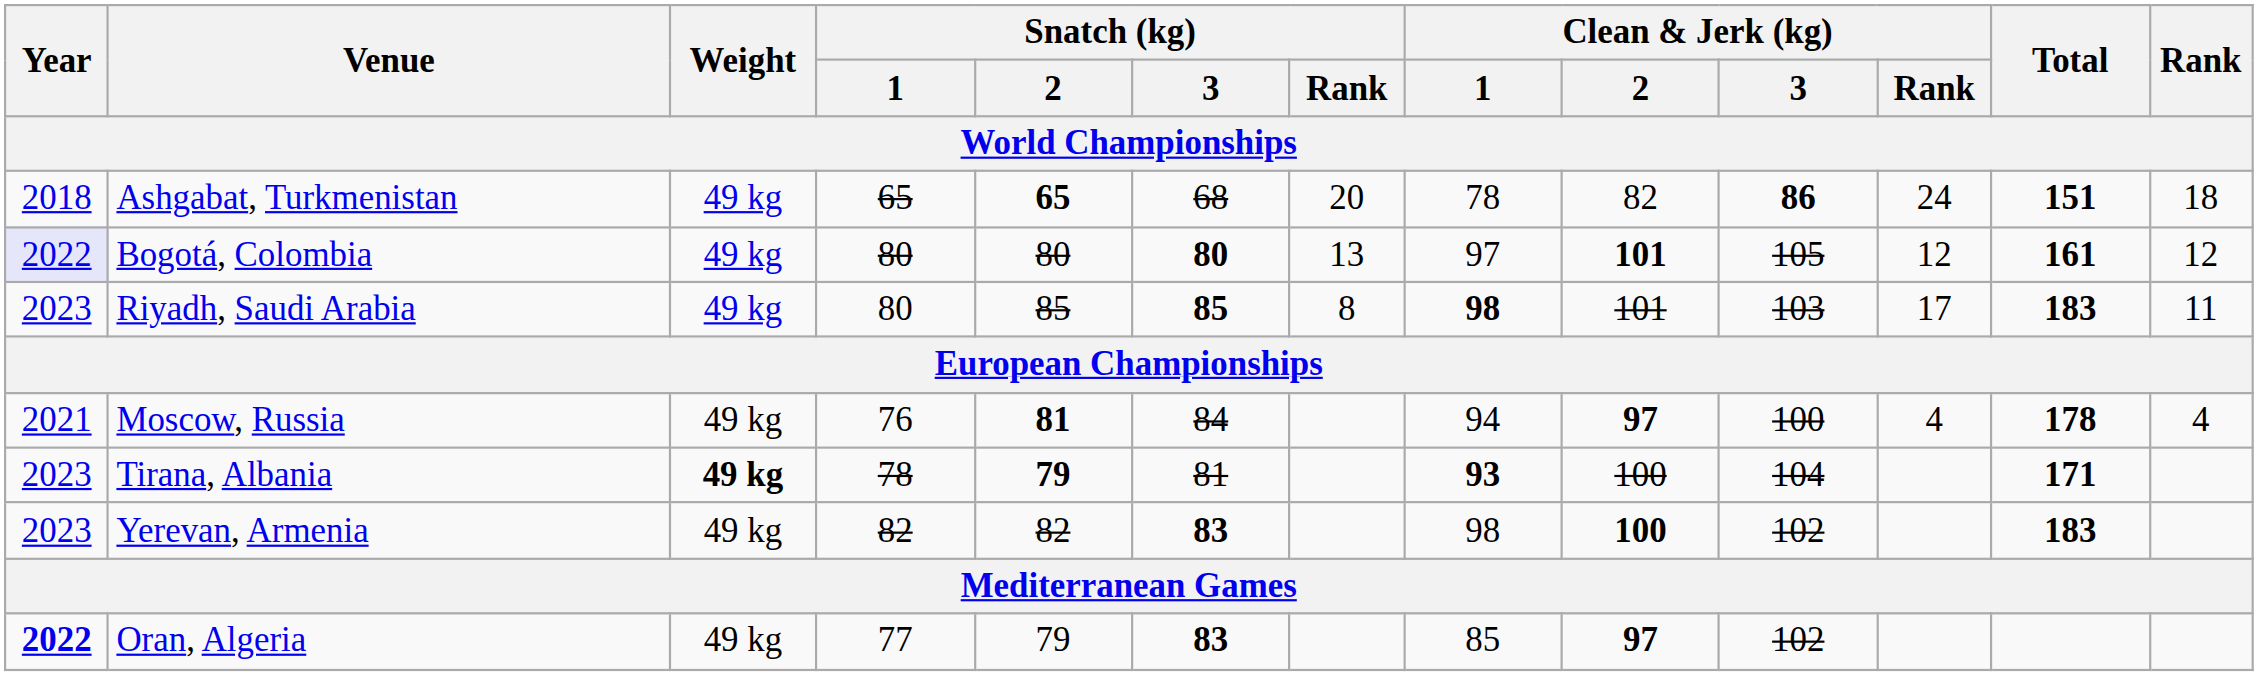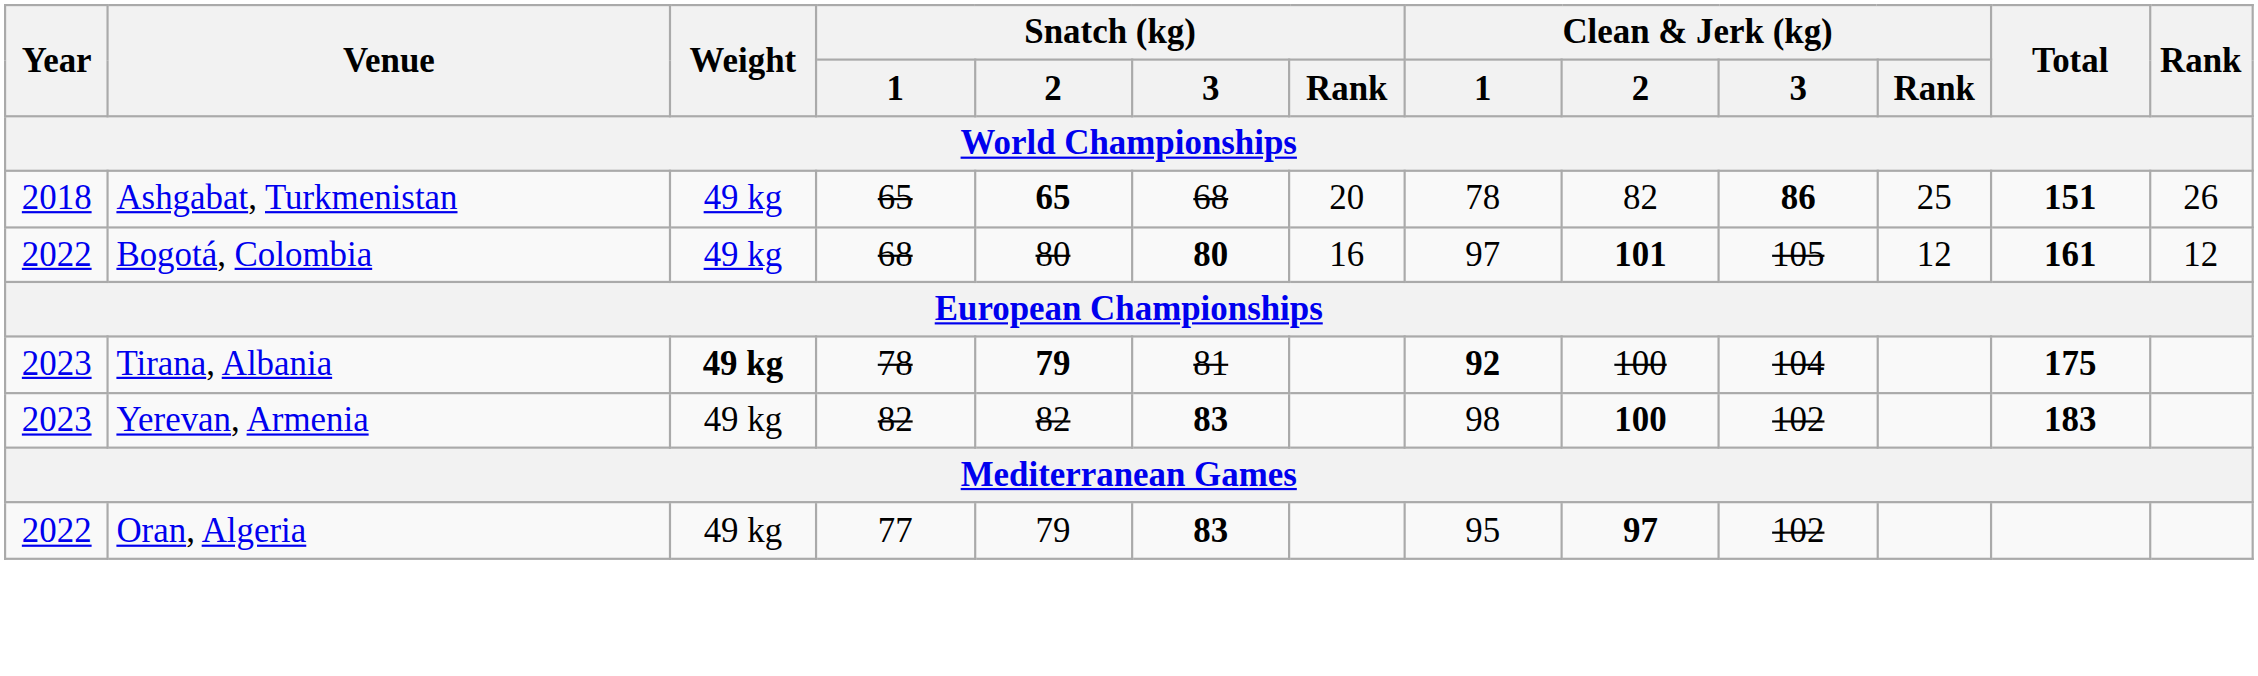(1934, 198) 24 -> (1934, 198) 25
(2201, 198) 18 -> (2201, 198) 26
(57, 253) lavender background -> (57, 253) no background
(895, 253) 80 -> (895, 253) 68
(1347, 253) 13 -> (1347, 253) 16
- row: (266, 308)
- row: (231, 419)
(1483, 474) 93 -> (1483, 364) 92
(2070, 474) 171 -> (2070, 364) 175
(57, 640) bold -> (57, 530) normal
(1483, 640) 85 -> (1483, 530) 95
